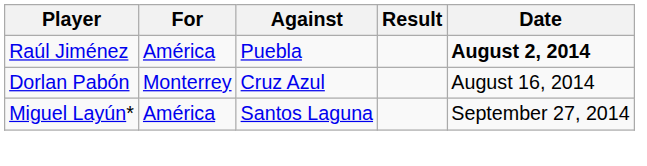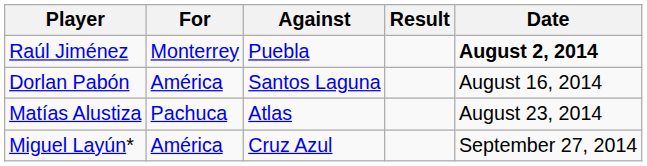(179, 51) América -> (195, 51) Monterrey
(187, 82) Monterrey -> (187, 82) América
(283, 82) Cruz Azul -> (314, 82) Santos Laguna
+ row: (75, 113)
(307, 113) Santos Laguna -> (290, 144) Cruz Azul
